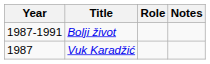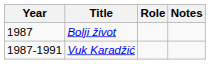(35, 31) 1987-1991 -> (20, 31) 1987
(20, 50) 1987 -> (35, 50) 1987-1991
